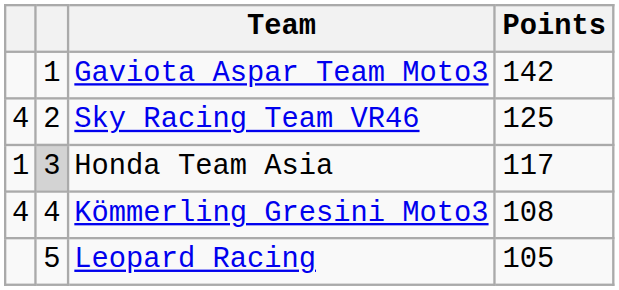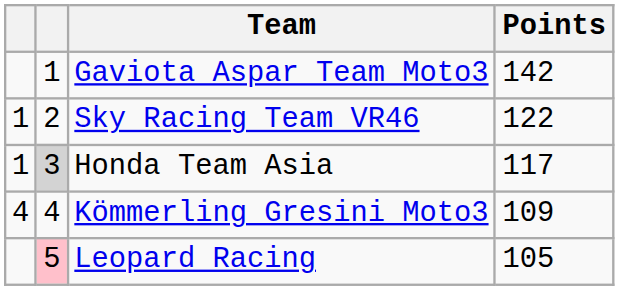(21, 122) 4 -> (21, 122) 1
(528, 122) 125 -> (528, 122) 122
(528, 215) 108 -> (528, 215) 109
(52, 261) no background -> (52, 261) pink background
